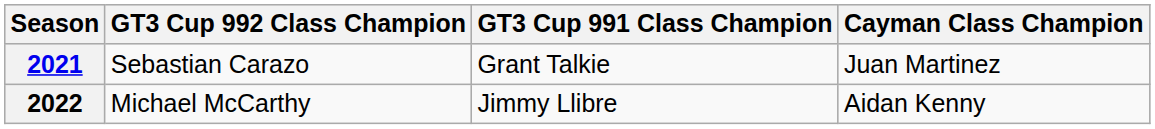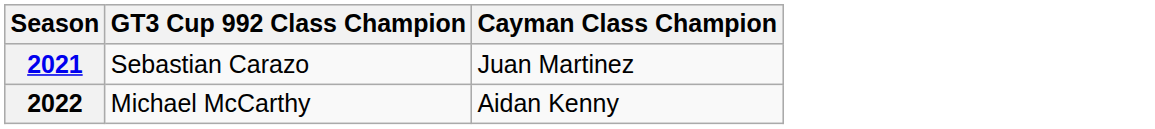- column: (655, 24)
